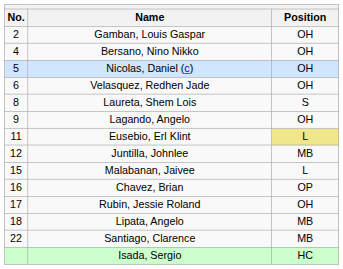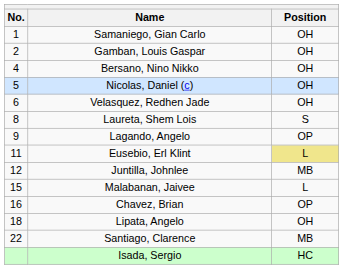+ row: (150, 34)
(305, 119) OH -> (305, 136) OP
- row: (150, 204)
(305, 221) MB -> (305, 221) OH
